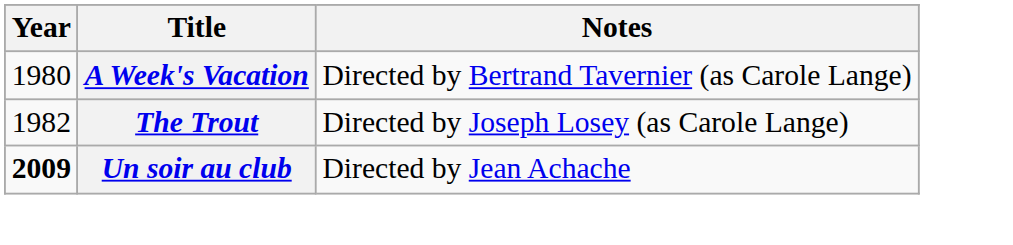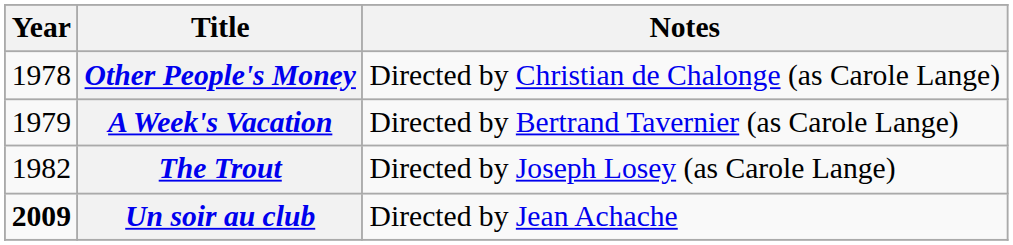+ row: (220, 74)
(41, 74) 1980 -> (41, 121) 1979
